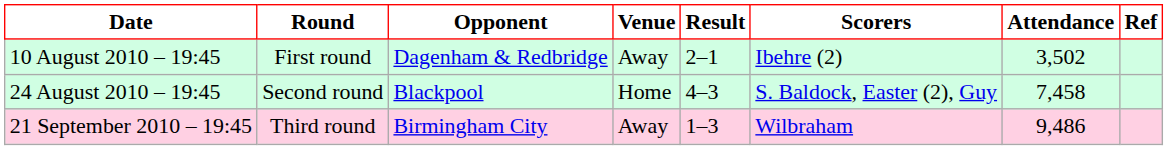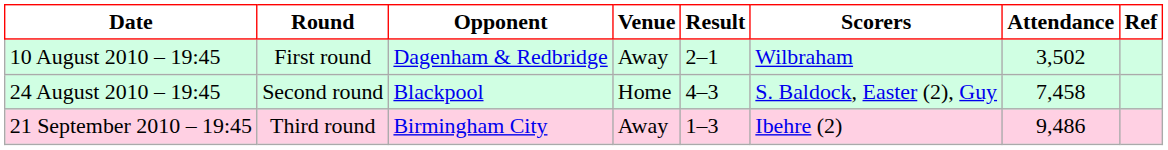(799, 56) Ibehre (2) -> (804, 56) Wilbraham
(804, 126) Wilbraham -> (799, 126) Ibehre (2)
